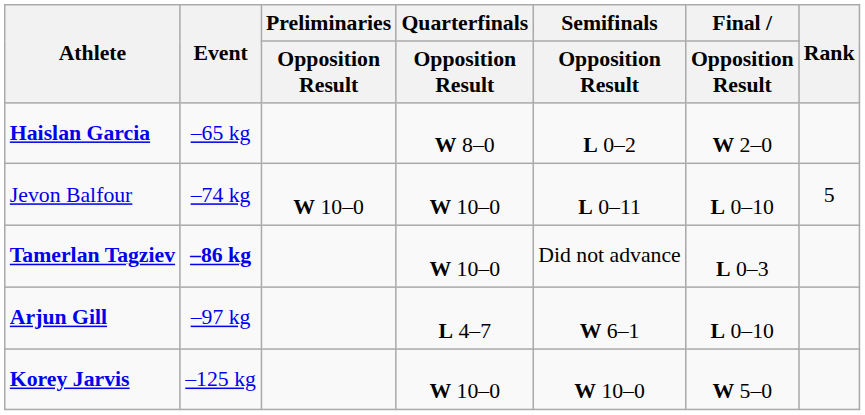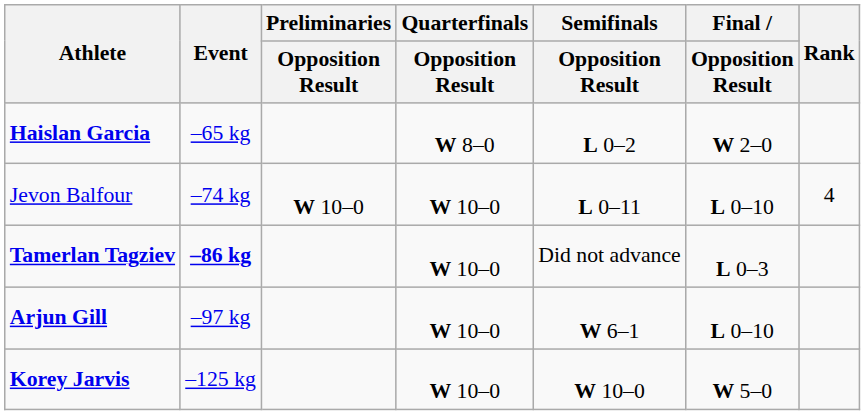(829, 194) 5 -> (829, 194) 4
(465, 330) L 4–7 -> (465, 330) W 10–0
